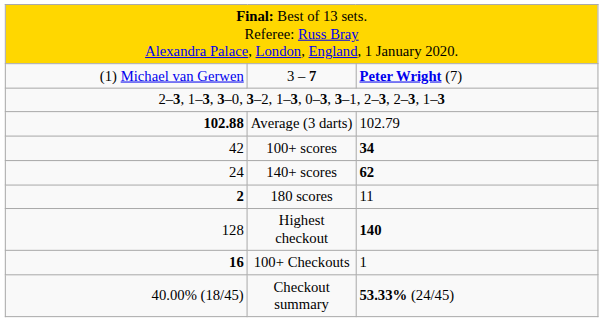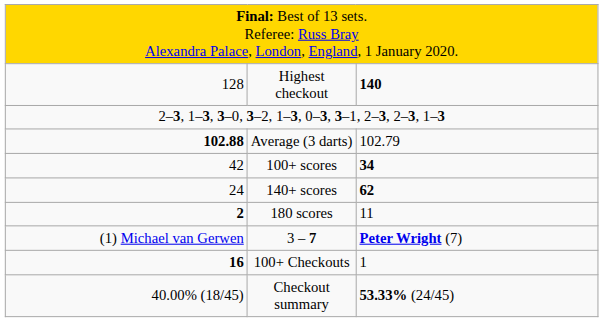rows swapped: (302, 75) <-> (302, 229)
